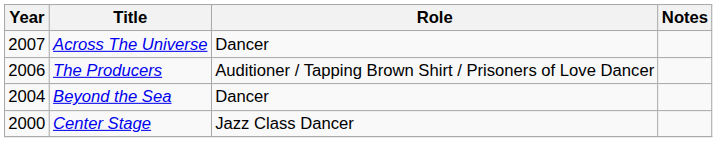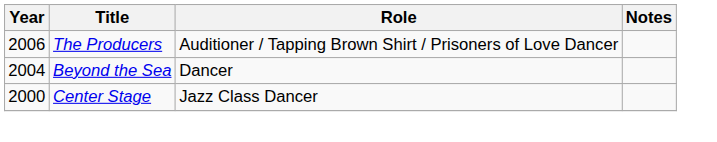- row: (130, 44)
